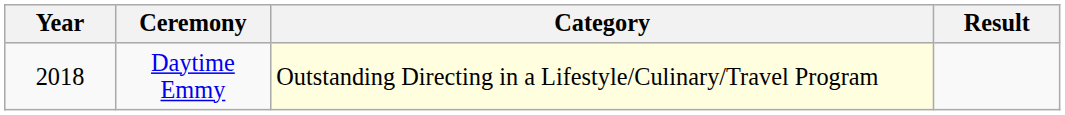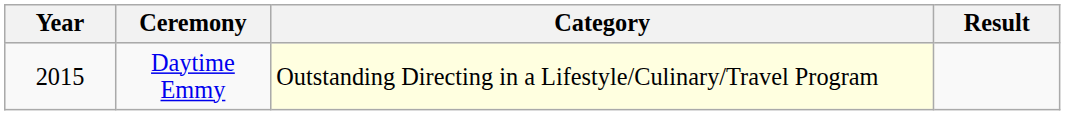(60, 76) 2018 -> (60, 76) 2015
